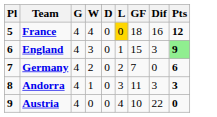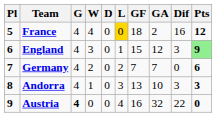+ column: (160, 13)
(136, 85) 11 -> (136, 85) 13
(76, 103) normal -> (76, 103) bold
(136, 103) 10 -> (136, 103) 16
